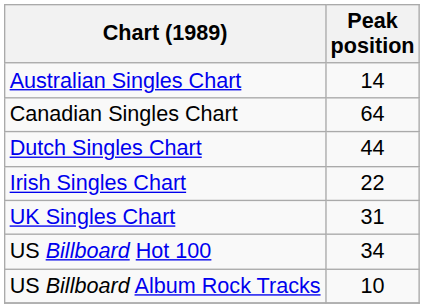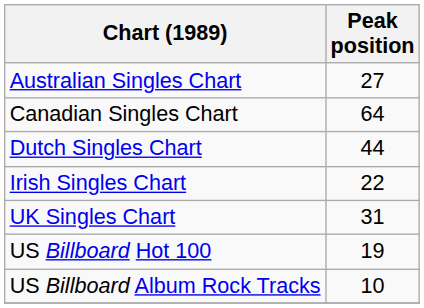(373, 80) 14 -> (373, 80) 27
(373, 251) 34 -> (373, 251) 19
